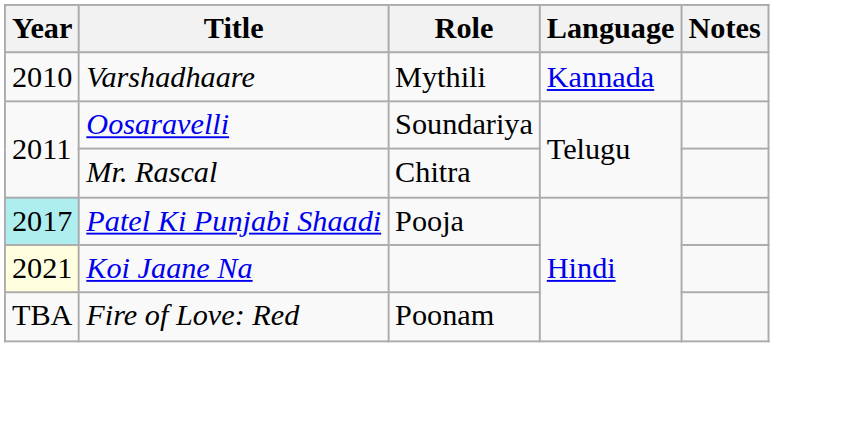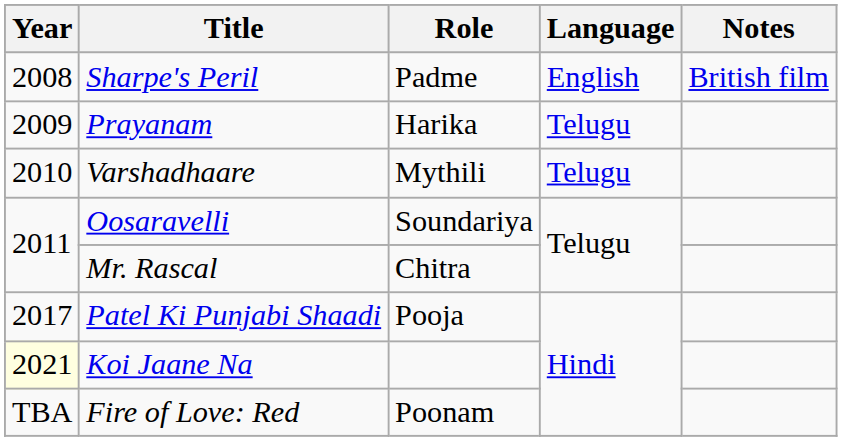+ row: (172, 76)
+ row: (149, 124)
(601, 76) Kannada -> (589, 172) Telugu
(42, 220) paleturquoise background -> (42, 316) no background
